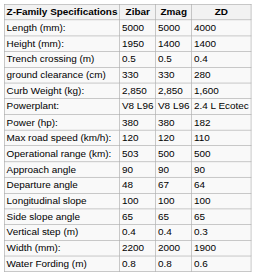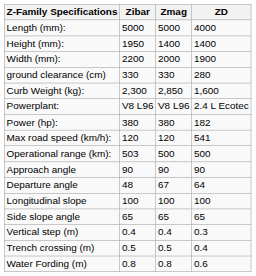rows swapped: (34, 248) <-> (51, 59)
(134, 91) 2,850 -> (134, 91) 2,300
(202, 138) 110 -> (202, 138) 541
